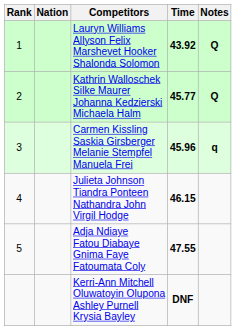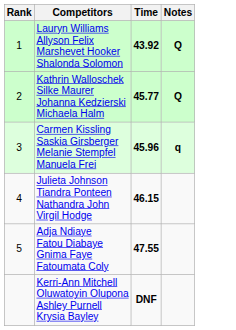- column: (52, 12)
